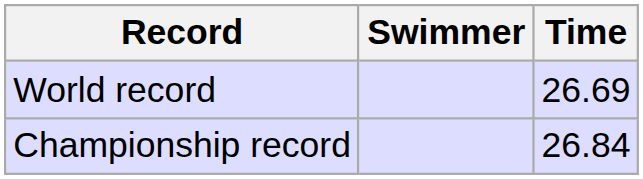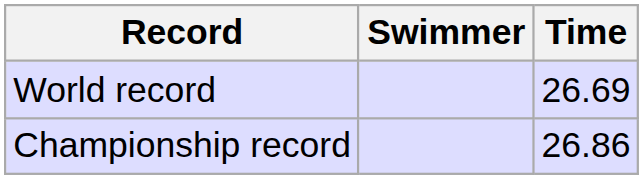(586, 145) 26.84 -> (586, 145) 26.86
